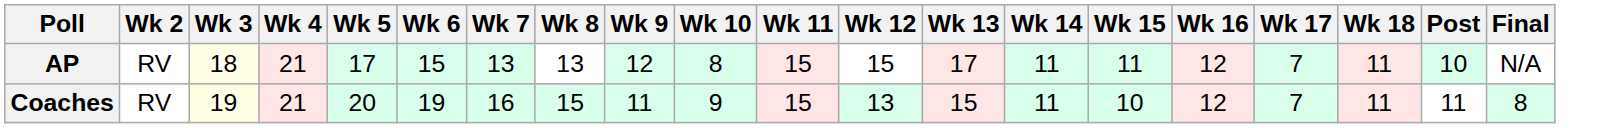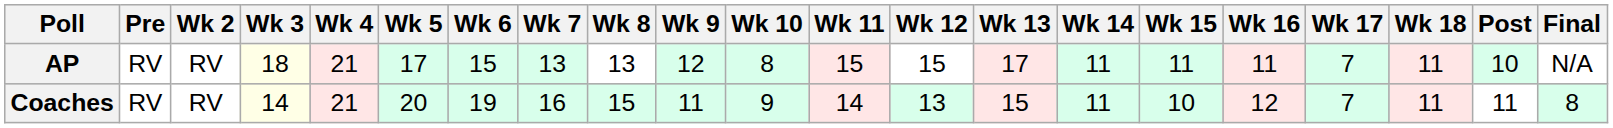+ column: (145, 24)
(1213, 63) 12 -> (1264, 63) 11
(224, 102) 19 -> (275, 102) 14
(798, 102) 15 -> (850, 102) 14
